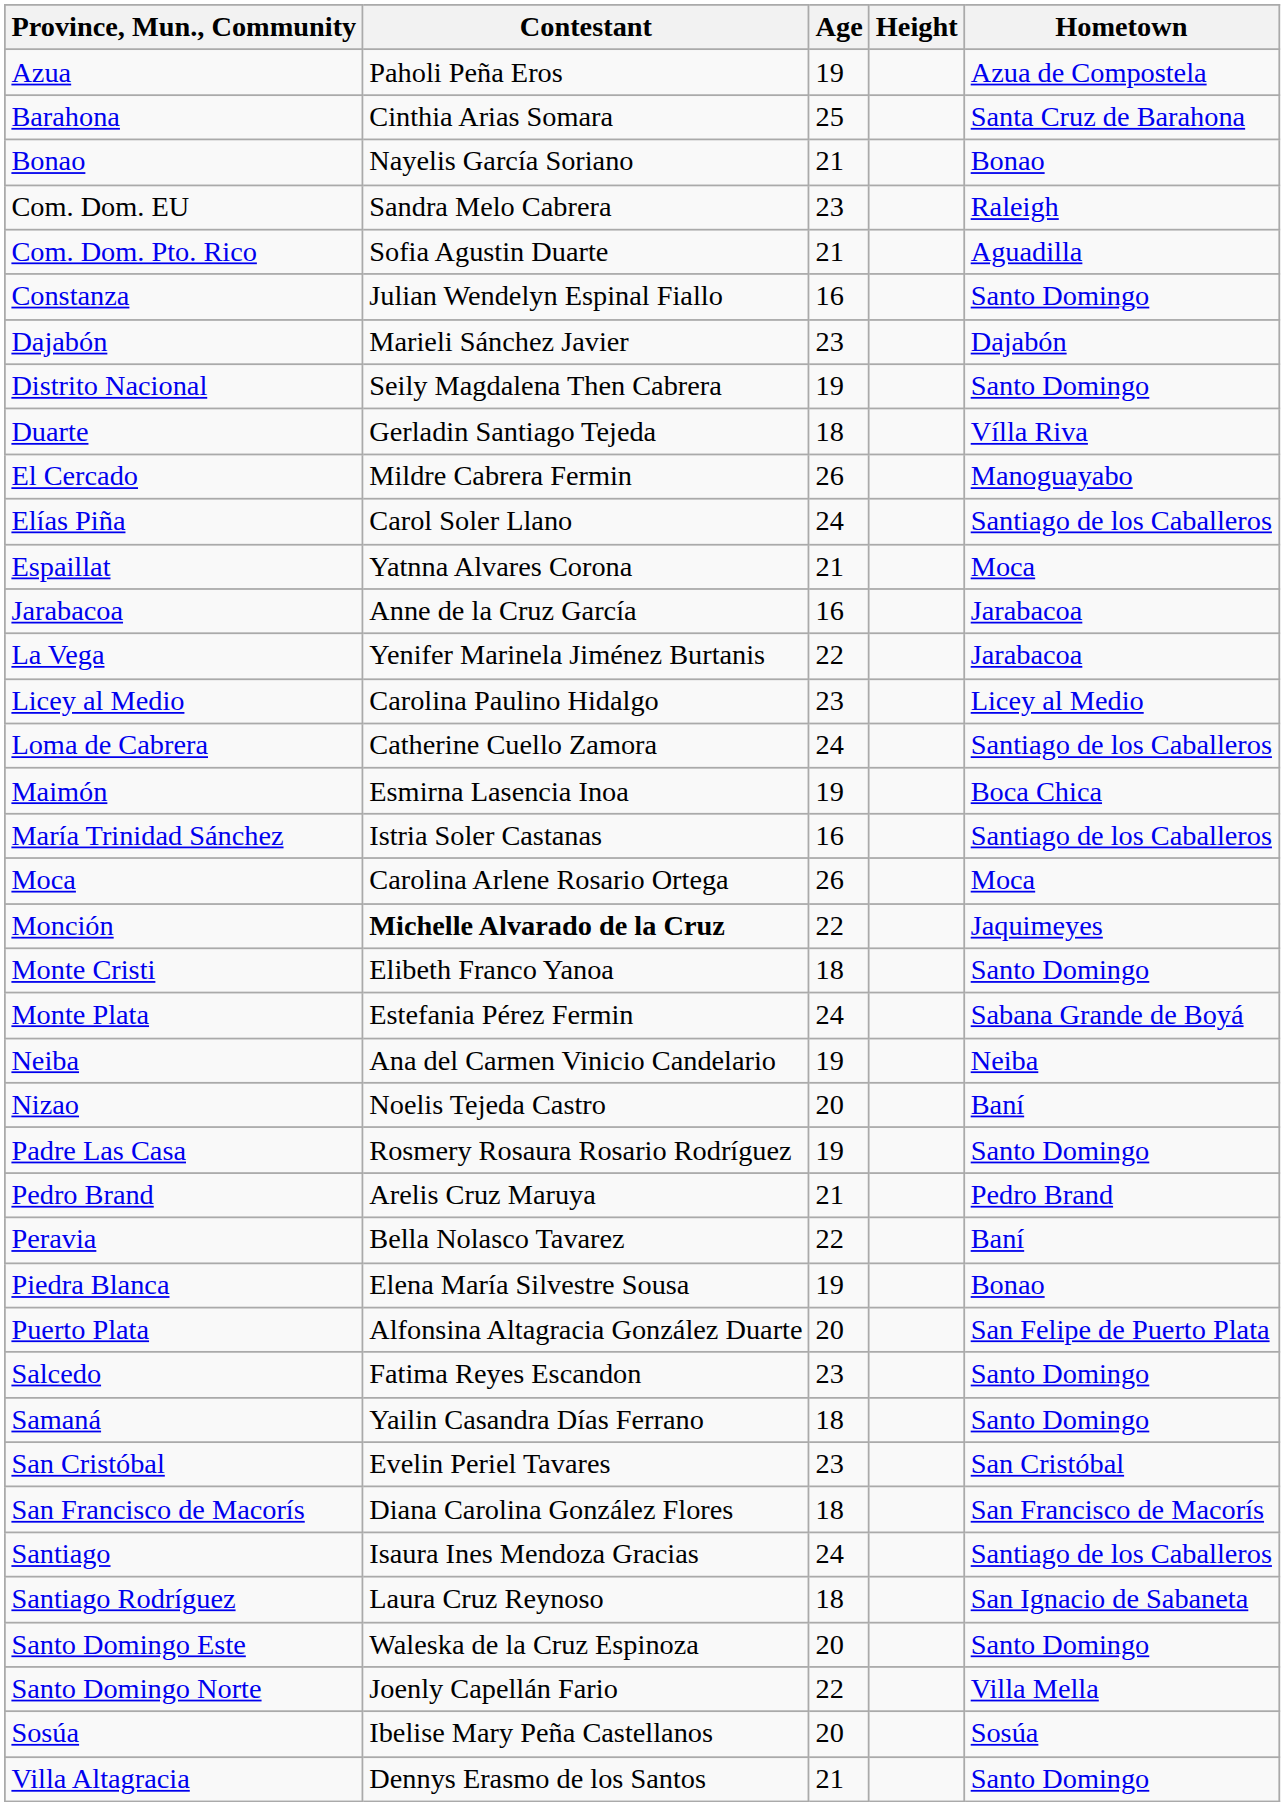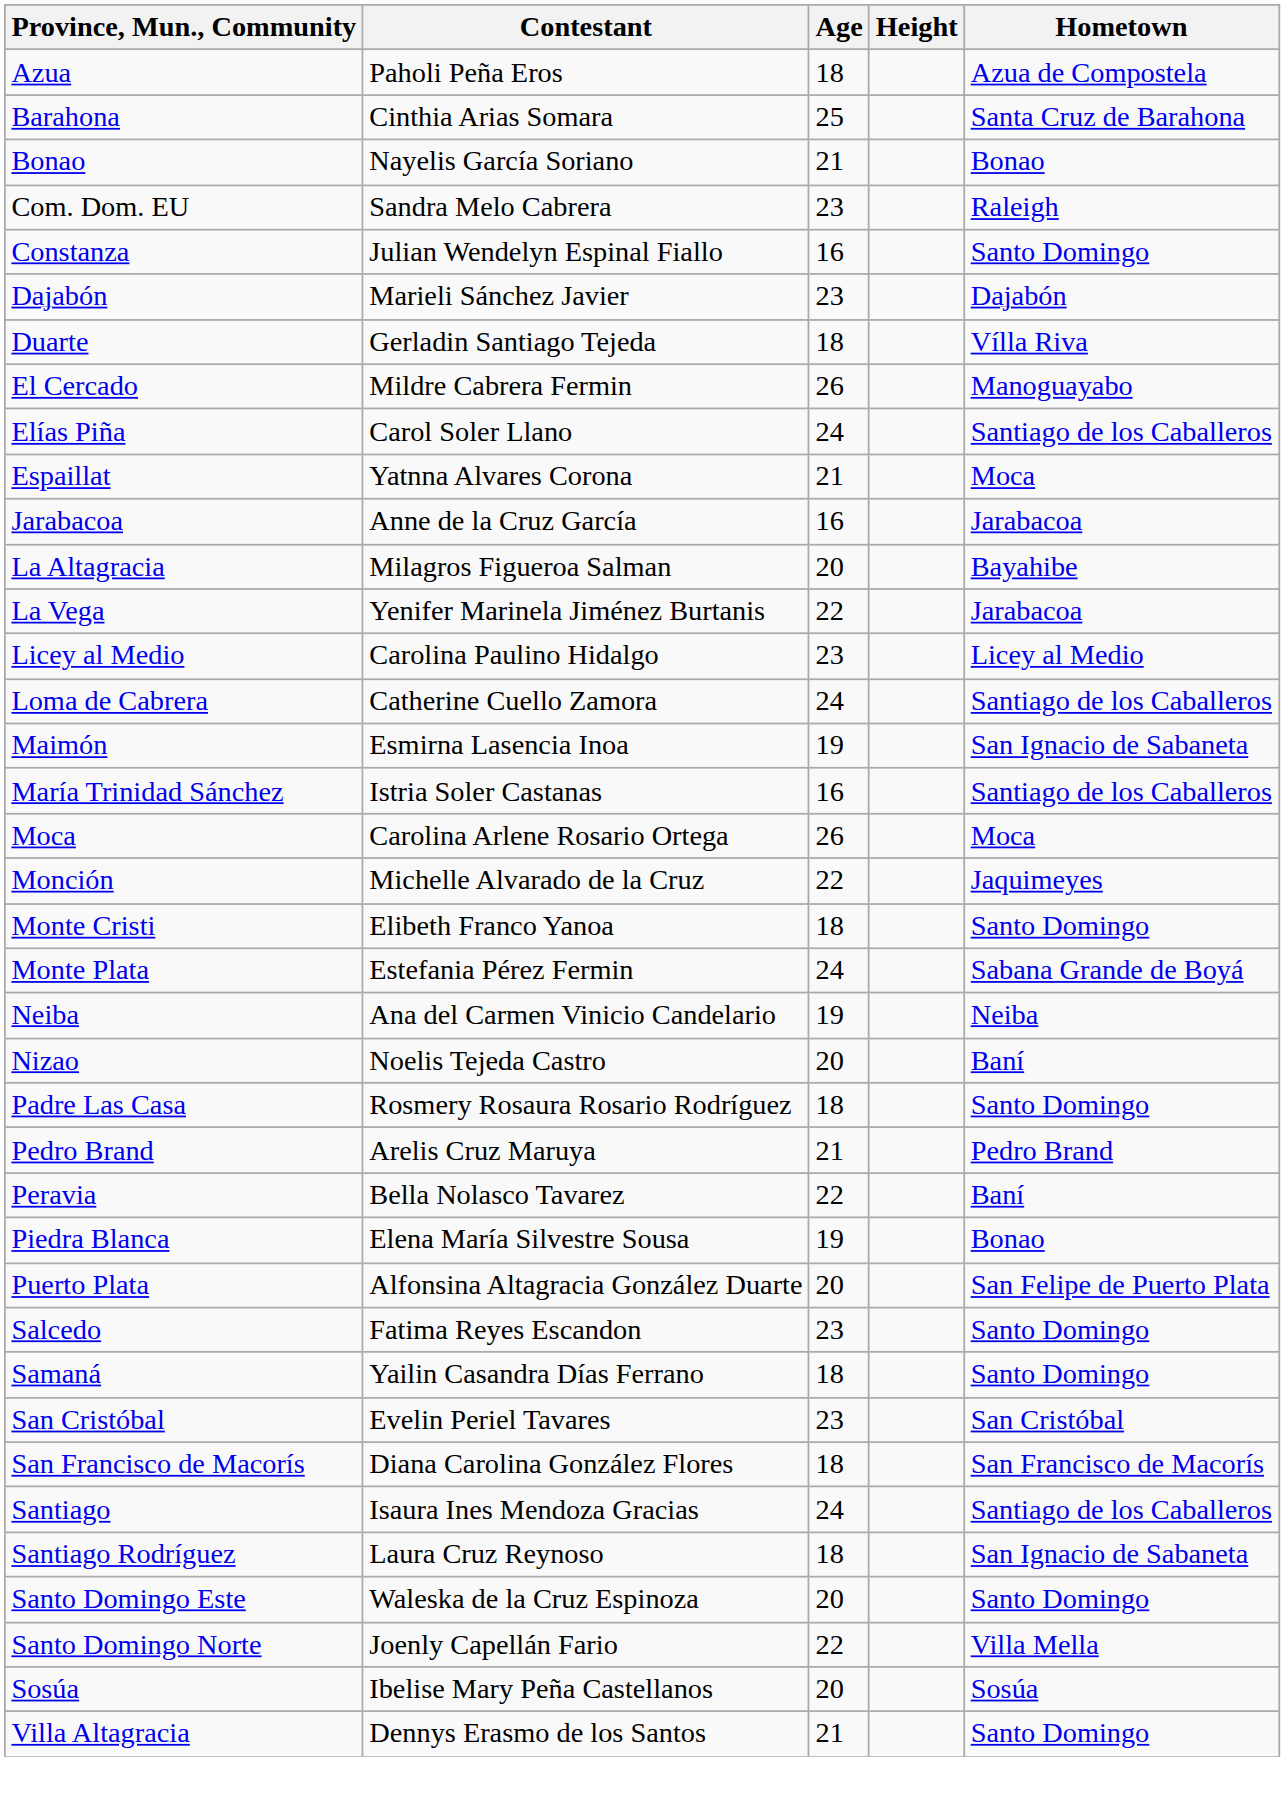(830, 71) 19 -> (830, 71) 18
- row: (134, 251)
- row: (109, 386)
+ row: (88, 565)
(1036, 790) Boca Chica -> (1109, 745) San Ignacio de Sabaneta
(547, 925) bold -> (537, 880) normal
(830, 1149) 19 -> (830, 1104) 18
